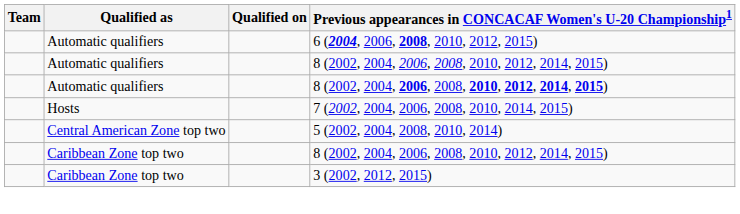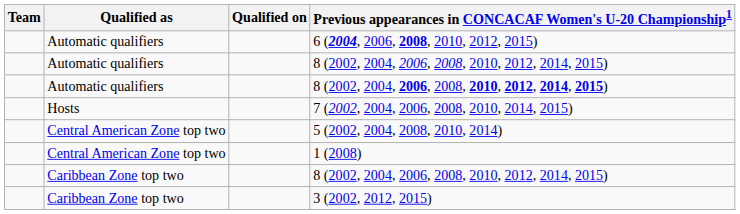+ row: (136, 153)
